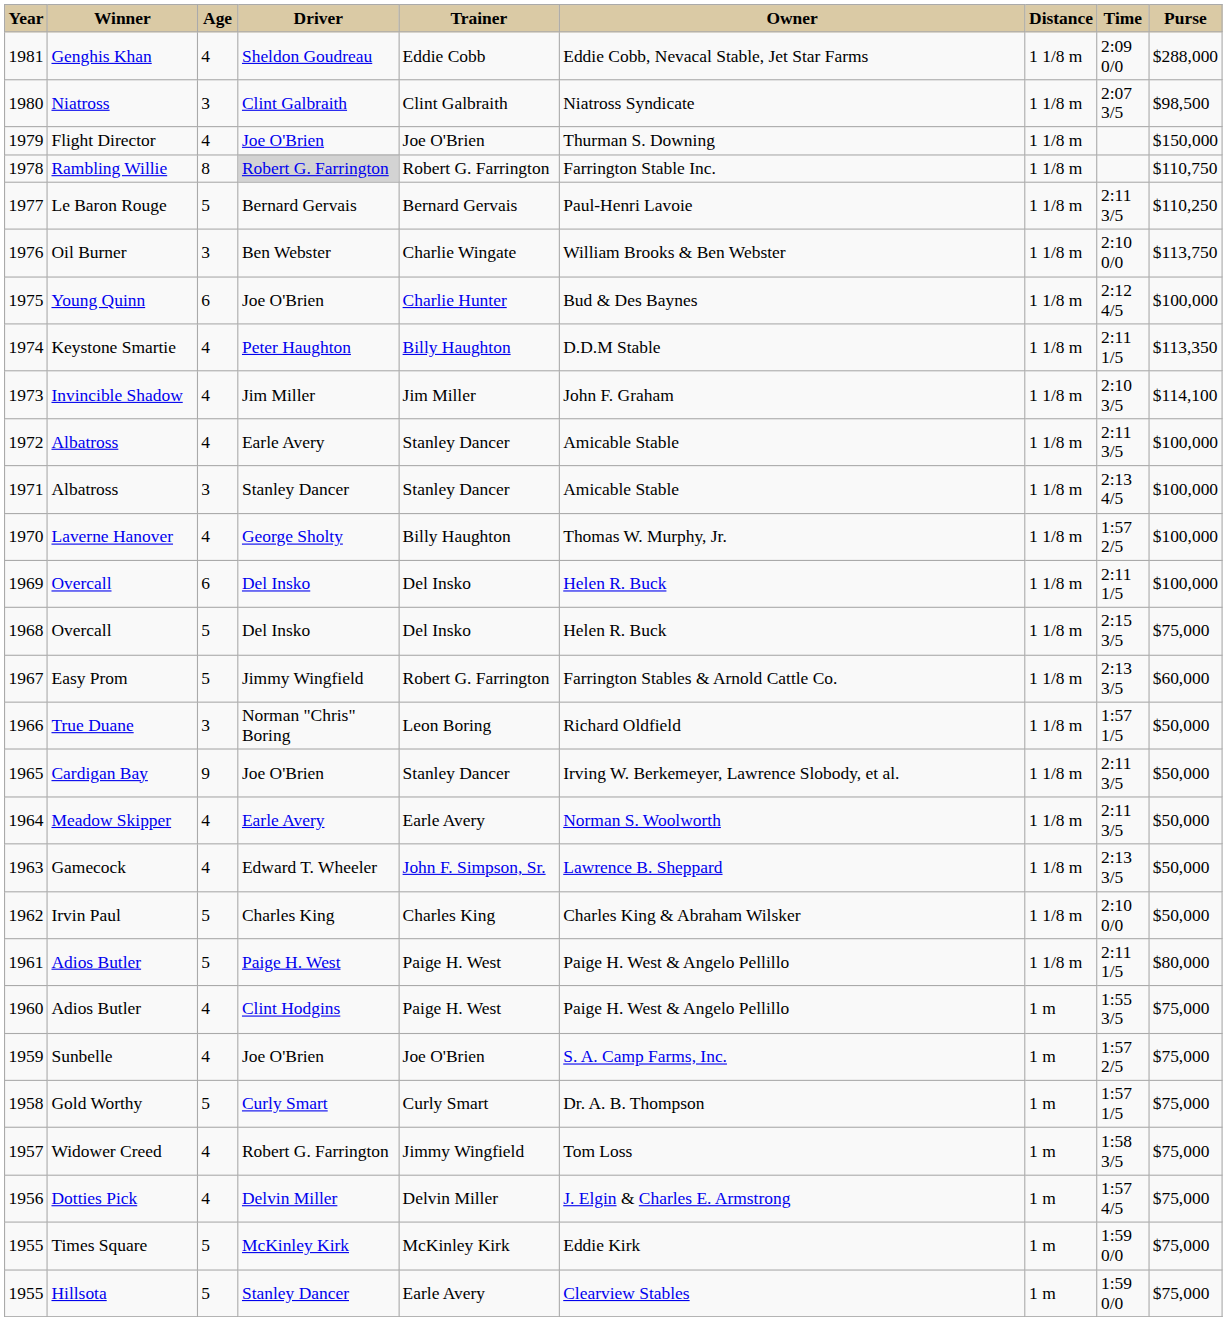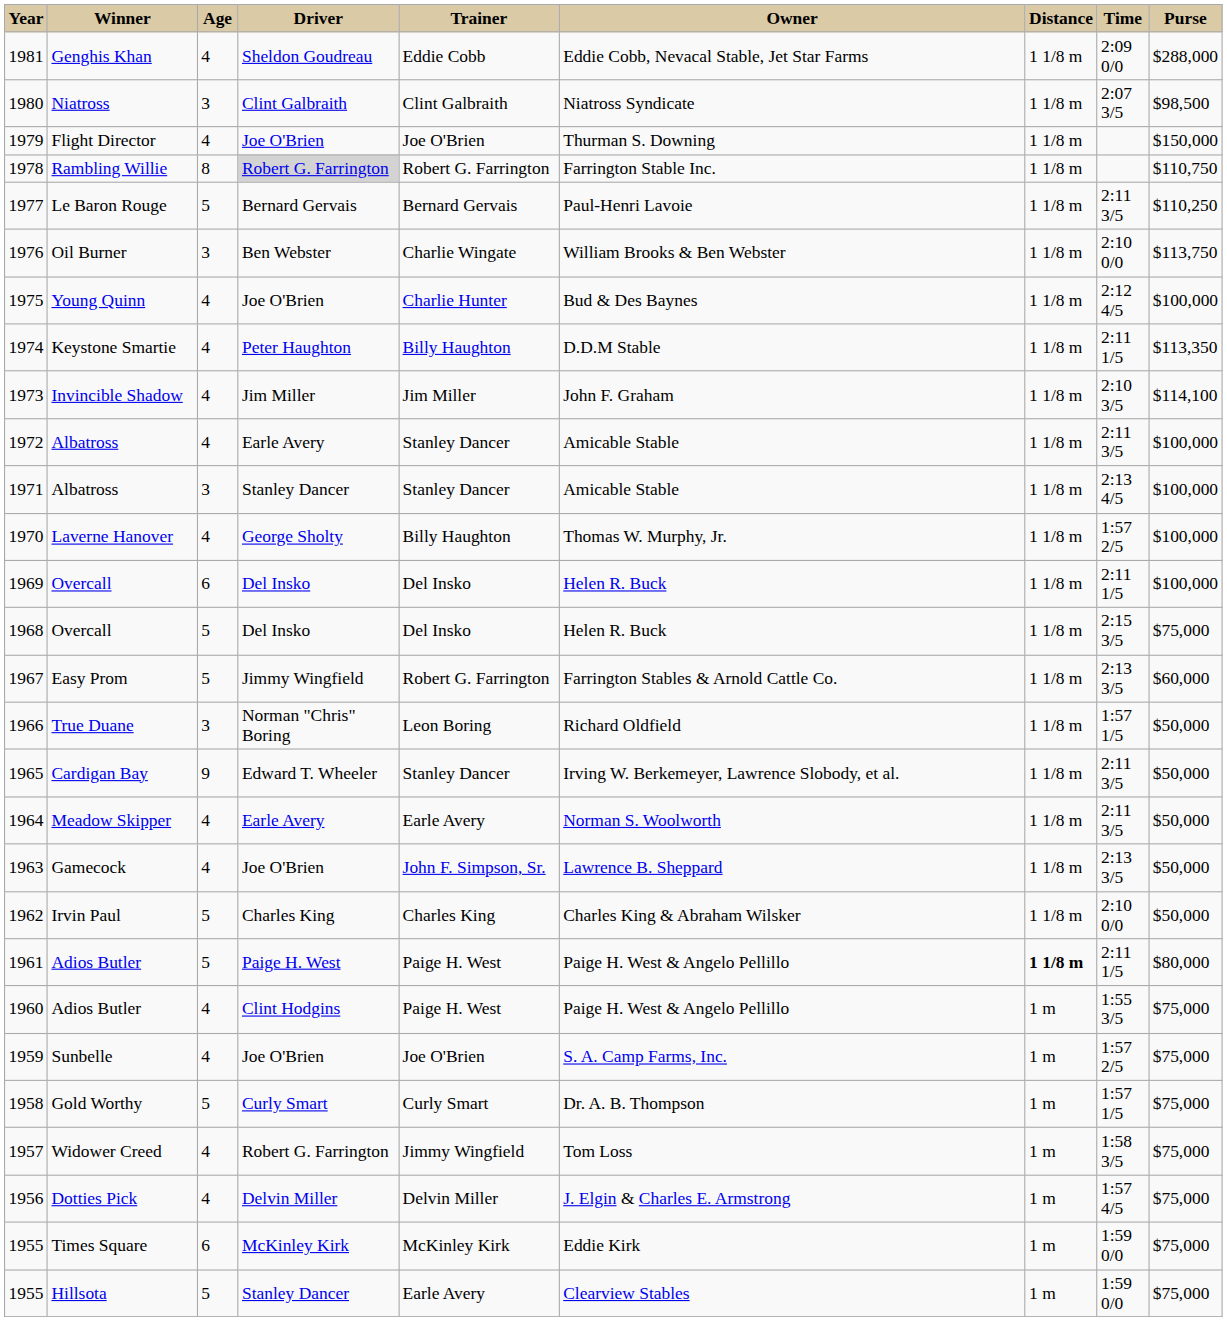(206, 300) 6 -> (206, 300) 4
(283, 773) Joe O'Brien -> (310, 773) Edward T. Wheeler
(310, 867) Edward T. Wheeler -> (283, 867) Joe O'Brien
(1056, 962) normal -> (1056, 962) bold
(206, 1245) 5 -> (206, 1245) 6
